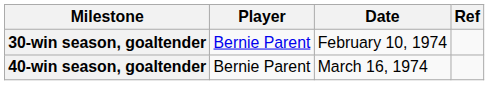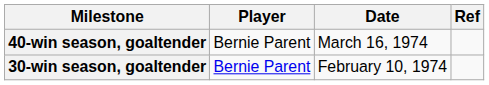rows swapped: (107, 42) <-> (107, 67)
